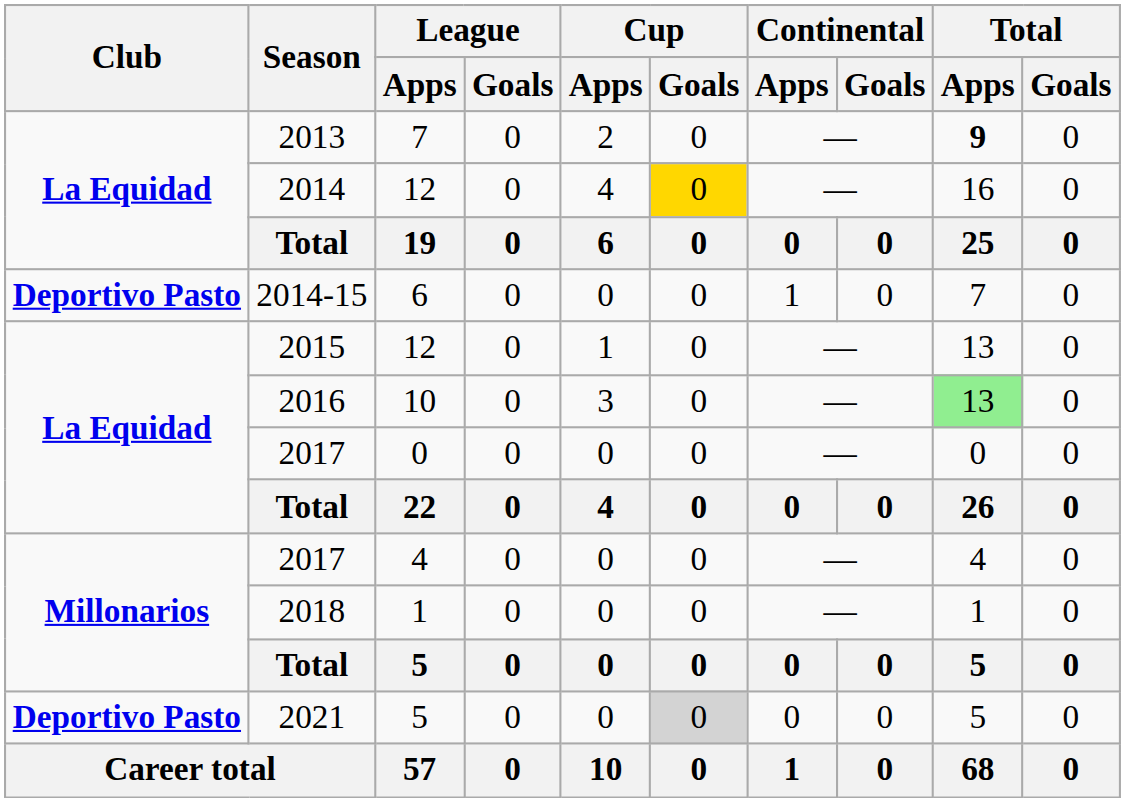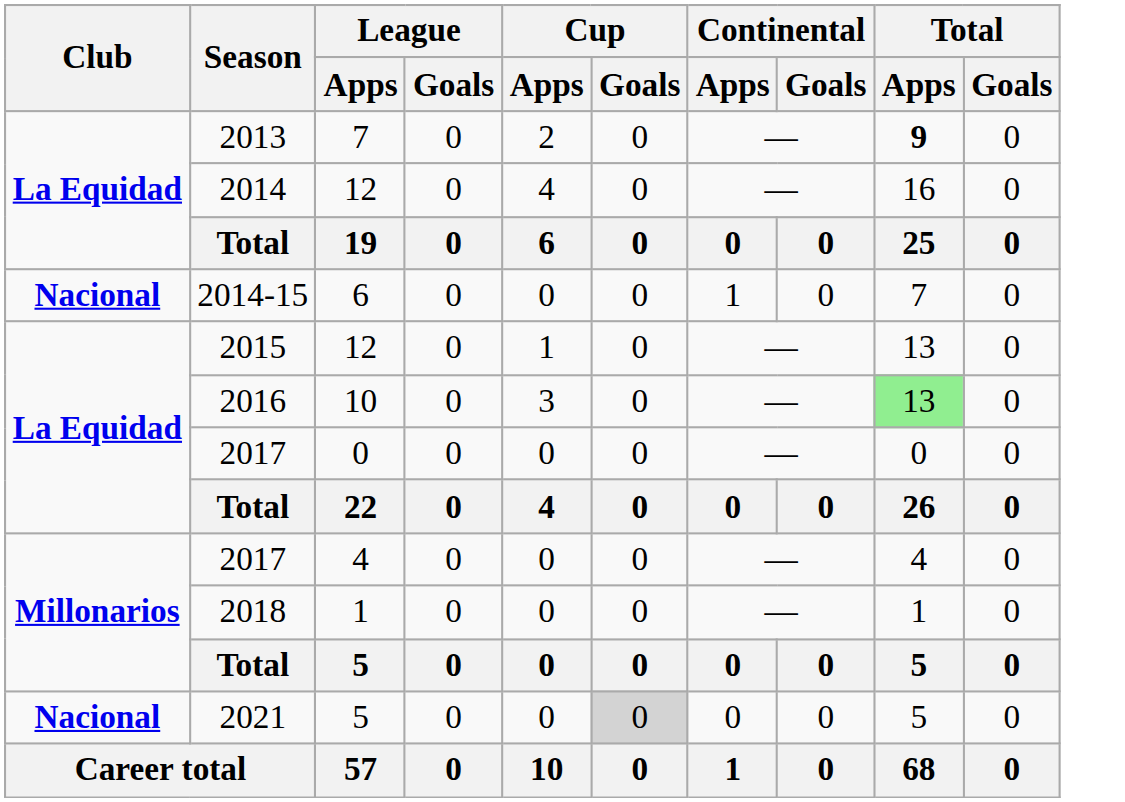(699, 189) gold background -> (640, 189) no background
(127, 294) Deportivo Pasto -> (97, 294) Nacional
(127, 717) Deportivo Pasto -> (97, 717) Nacional
